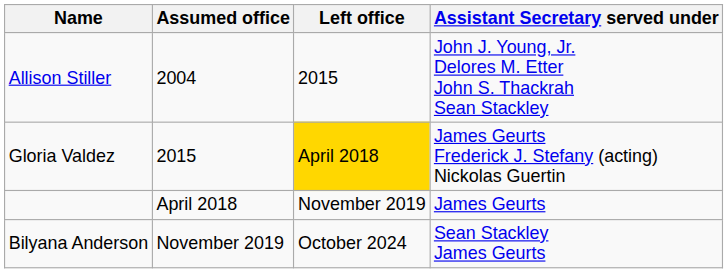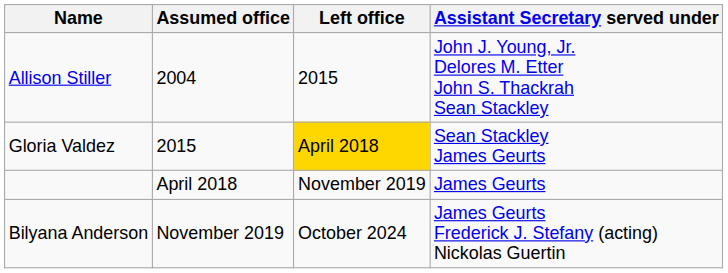(546, 156) James Geurts Frederick J. Stefany (acting) Nickolas Guertin -> (491, 146) Sean Stackley James Geurts
(491, 243) Sean Stackley James Geurts -> (546, 233) James Geurts Frederick J. Stefany (acting) Nickolas Guertin
